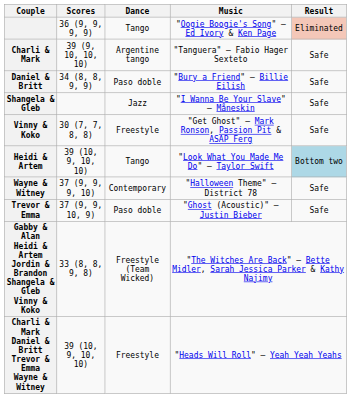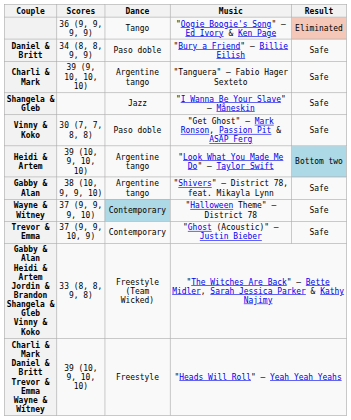rows swapped: (31, 55) <-> (31, 82)
(137, 130) Freestyle -> (137, 130) Paso doble
(137, 162) Tango -> (137, 162) Argentine tango
+ row: (31, 188)
(137, 188) no background -> (137, 210) lightblue background
(137, 210) Paso doble -> (137, 232) Contemporary
